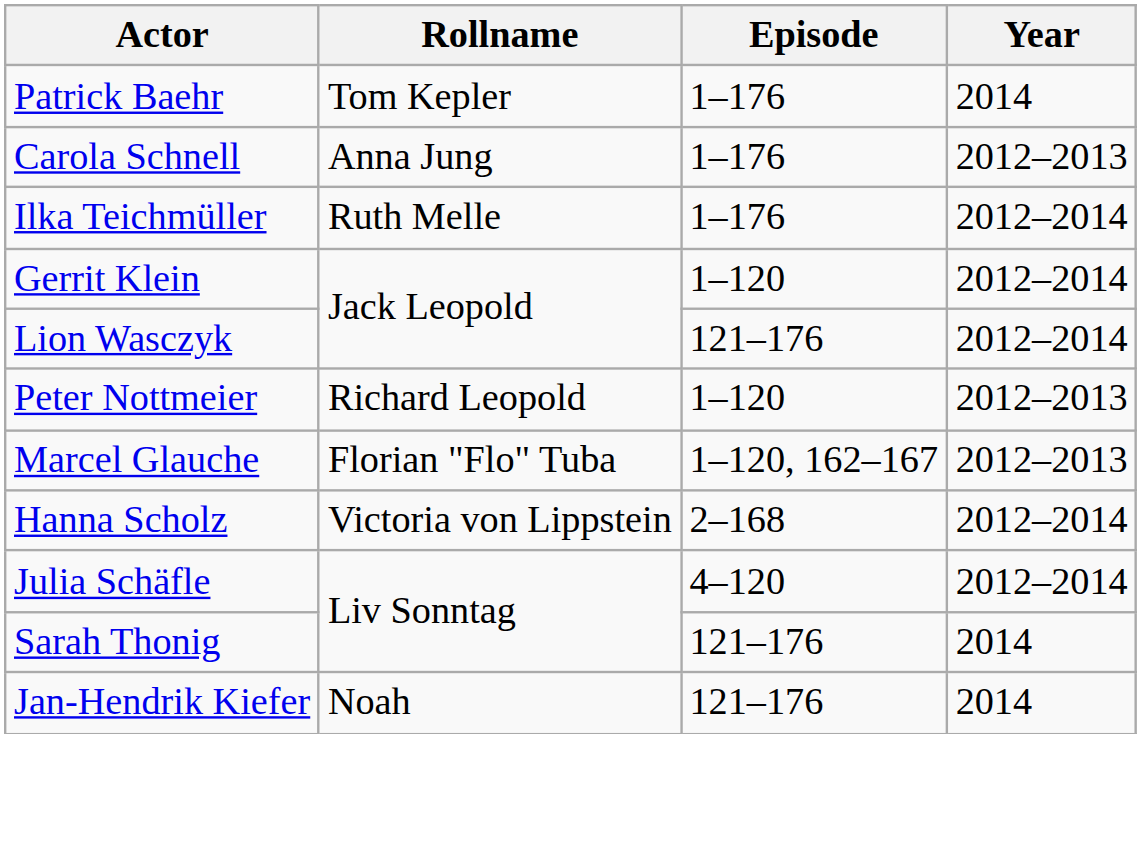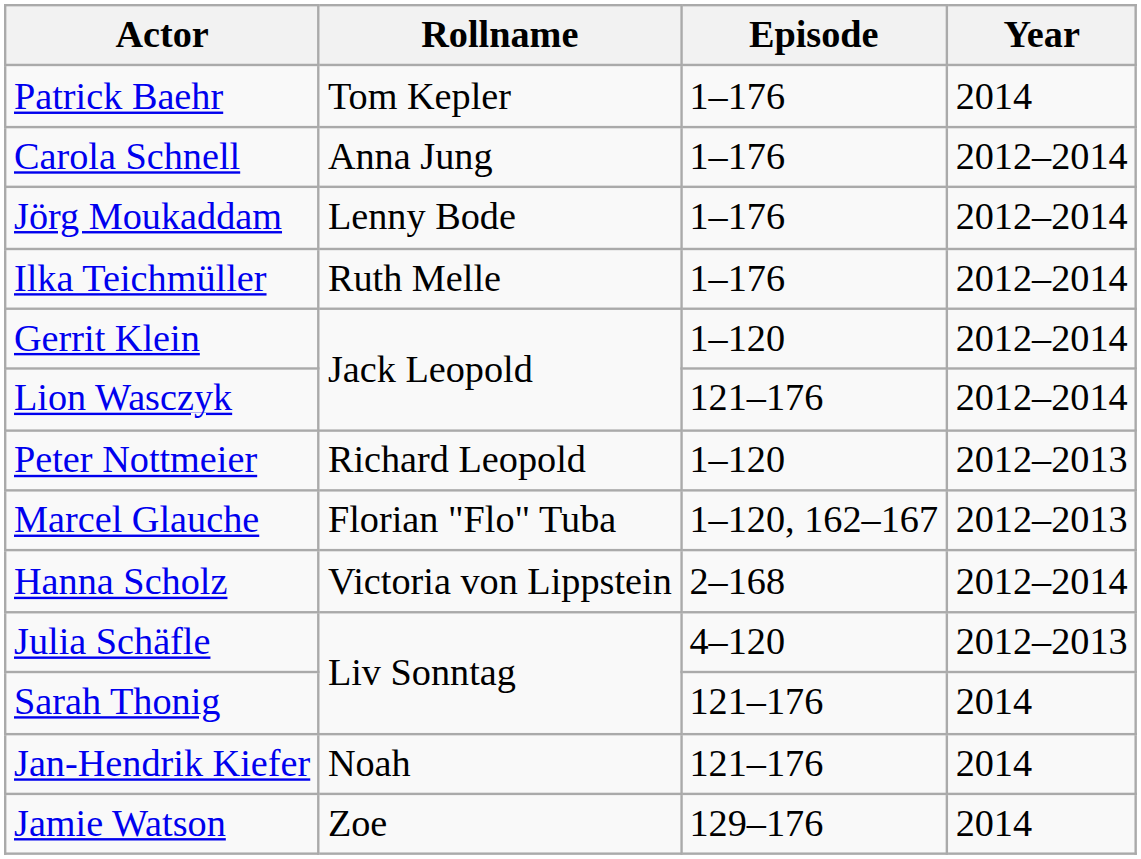(1042, 156) 2012–2013 -> (1042, 156) 2012–2014
+ row: (148, 216)
(1042, 580) 2012–2014 -> (1042, 641) 2012–2013
+ row: (120, 823)
